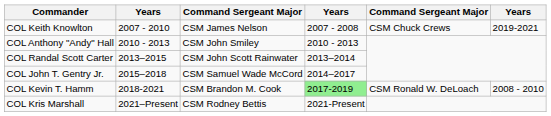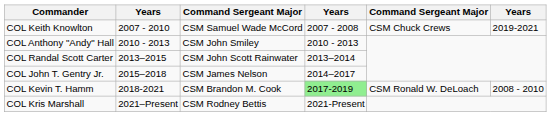(225, 27) CSM James Nelson -> (243, 27) CSM Samuel Wade McCord
(243, 73) CSM Samuel Wade McCord -> (225, 73) CSM James Nelson
